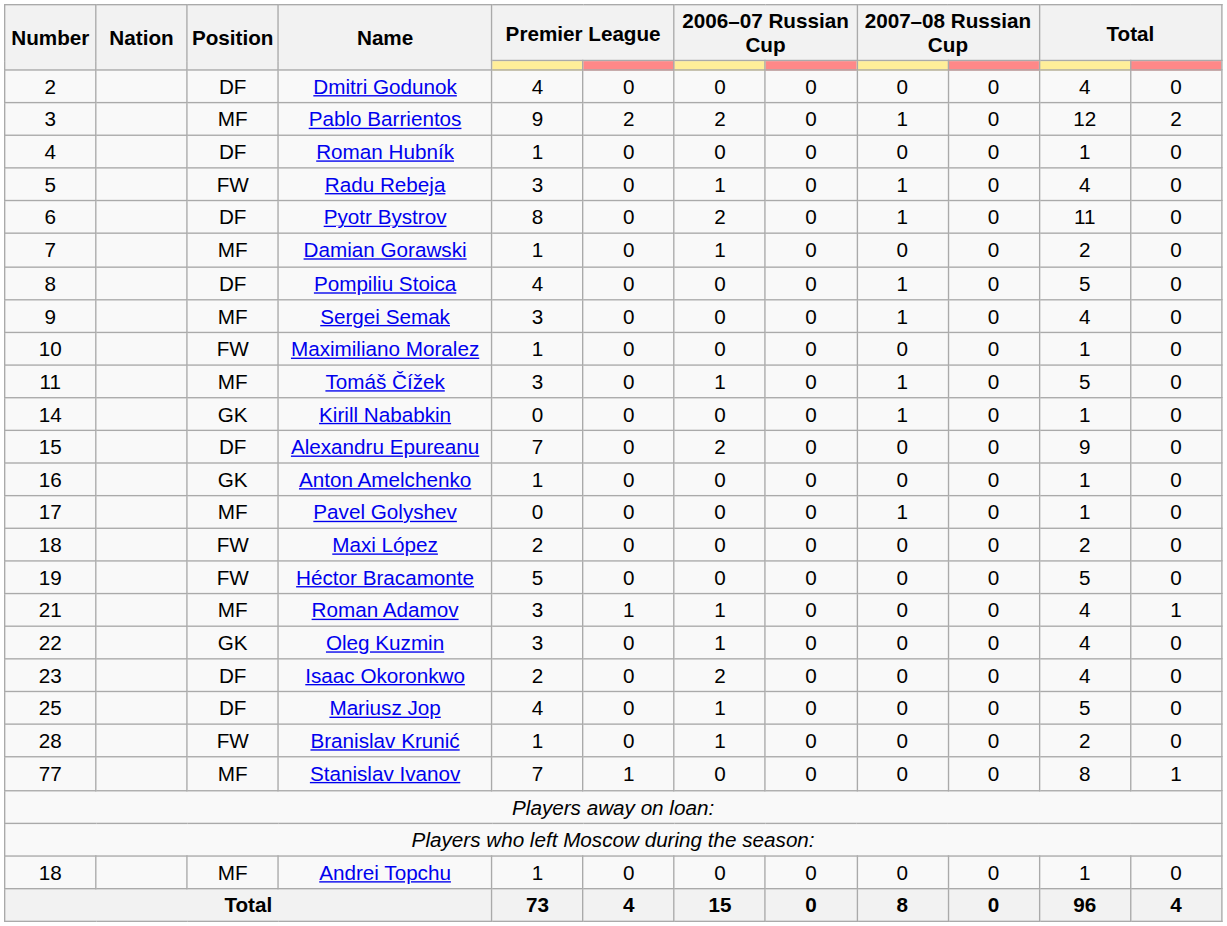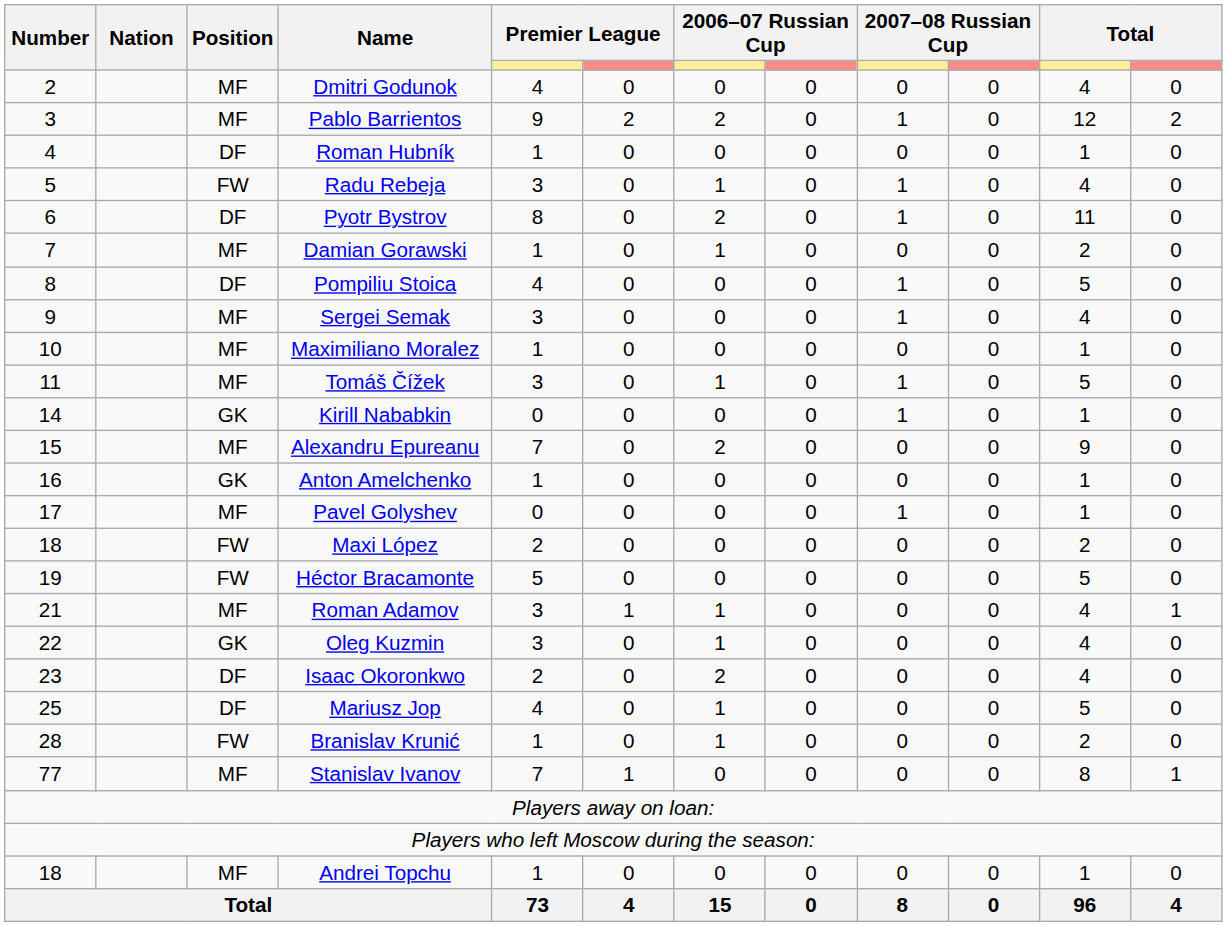(233, 87) DF -> (233, 87) MF
(233, 348) FW -> (233, 348) MF
(233, 447) DF -> (233, 447) MF
